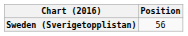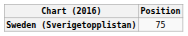(161, 25) 56 -> (161, 25) 75
